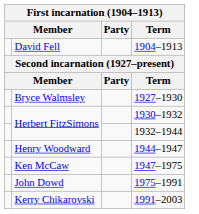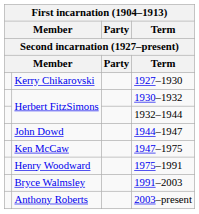- row: (158, 47)
(50, 98) Bryce Walmsley -> (54, 81) Kerry Chikarovski
(52, 149) Henry Woodward -> (39, 132) John Dowd
(39, 183) John Dowd -> (52, 166) Henry Woodward
(54, 200) Kerry Chikarovski -> (50, 183) Bryce Walmsley
+ row: (163, 200)
